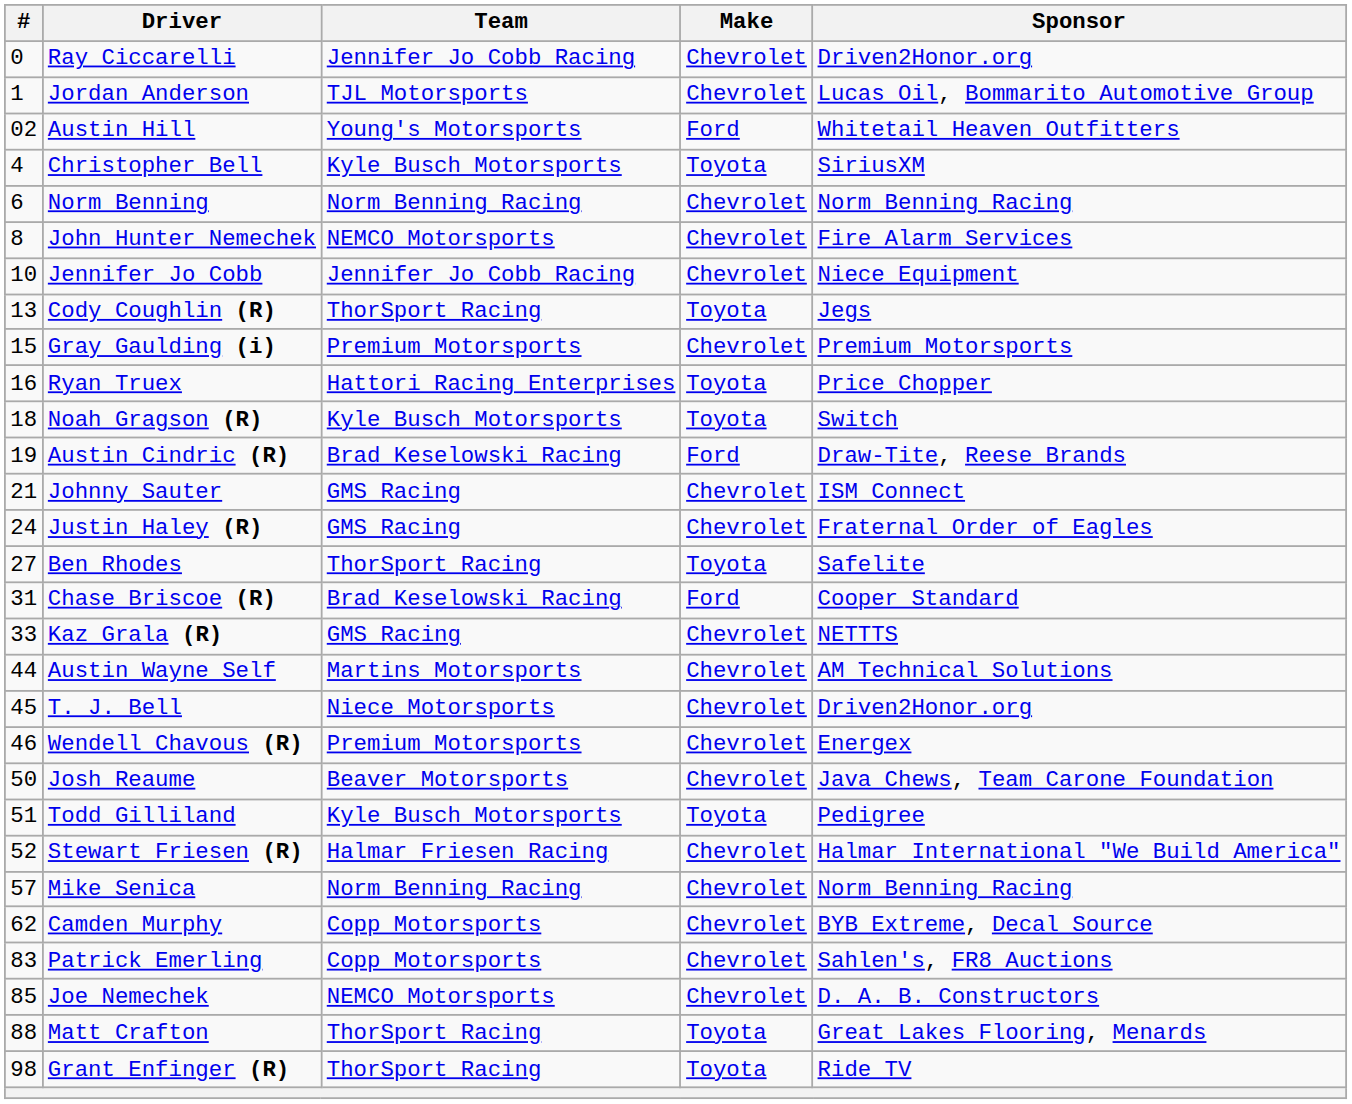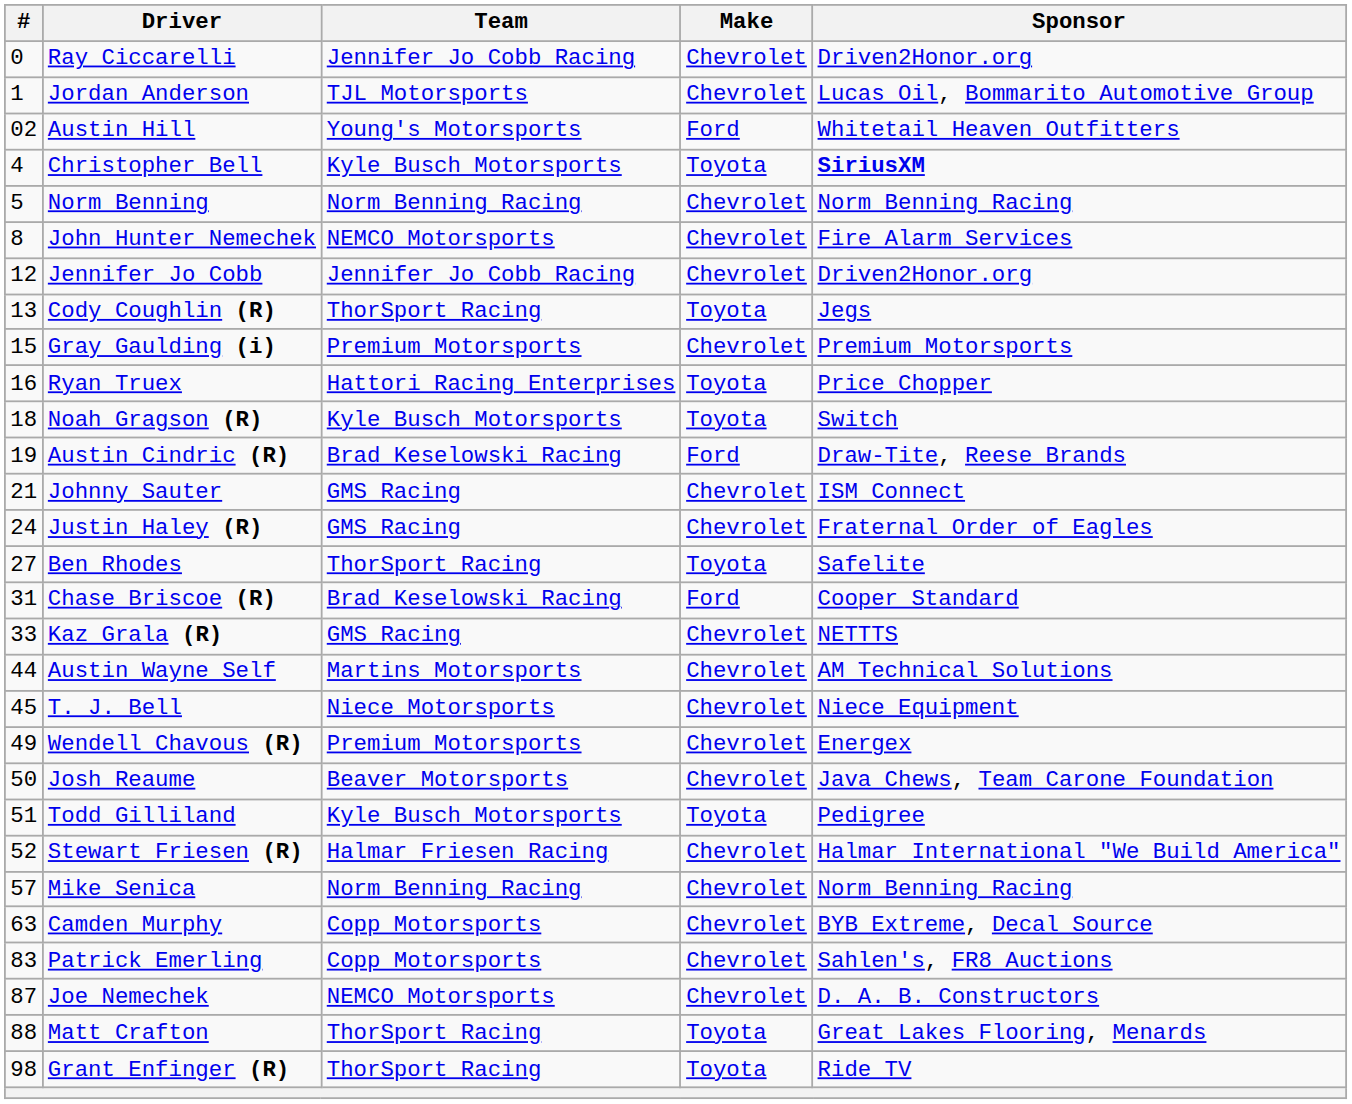(871, 168) normal -> (871, 168) bold
(17, 204) 6 -> (17, 204) 5
(24, 276) 10 -> (24, 276) 12
(918, 276) Niece Equipment -> (925, 276) Driven2Honor.org
(925, 709) Driven2Honor.org -> (918, 709) Niece Equipment
(24, 745) 46 -> (24, 745) 49
(24, 925) 62 -> (24, 925) 63
(24, 998) 85 -> (24, 998) 87
